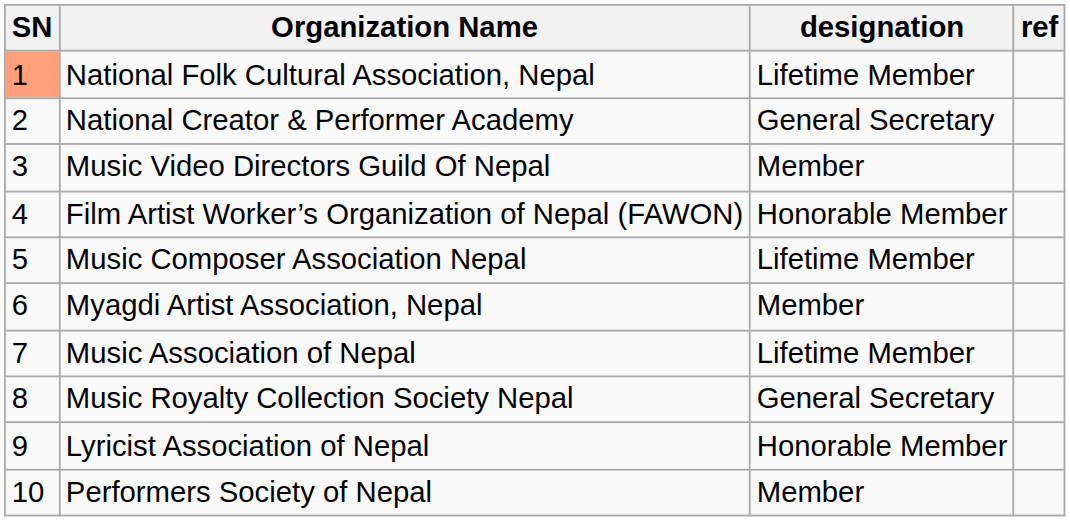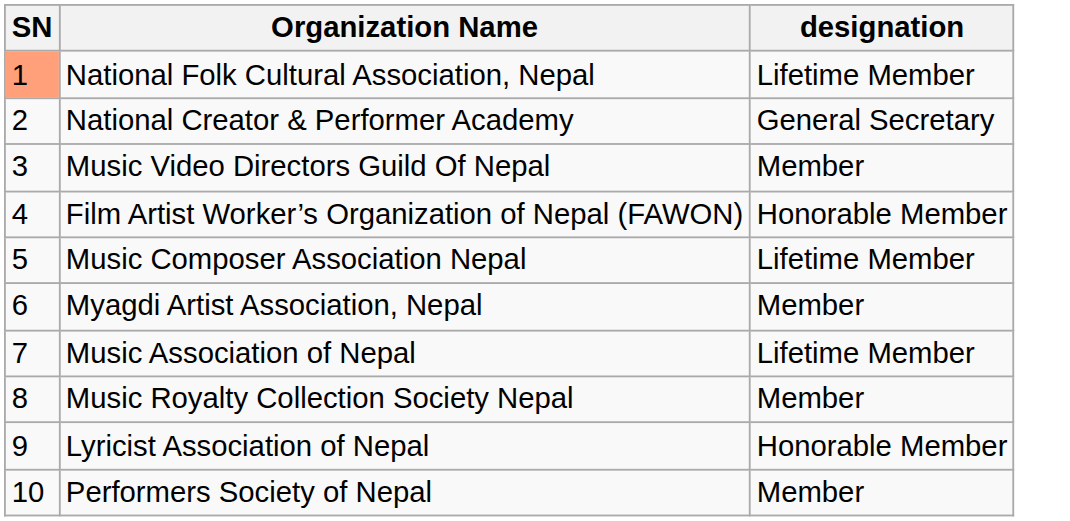- column: (1040, 27)
(876, 399) General Secretary -> (810, 399) Member
